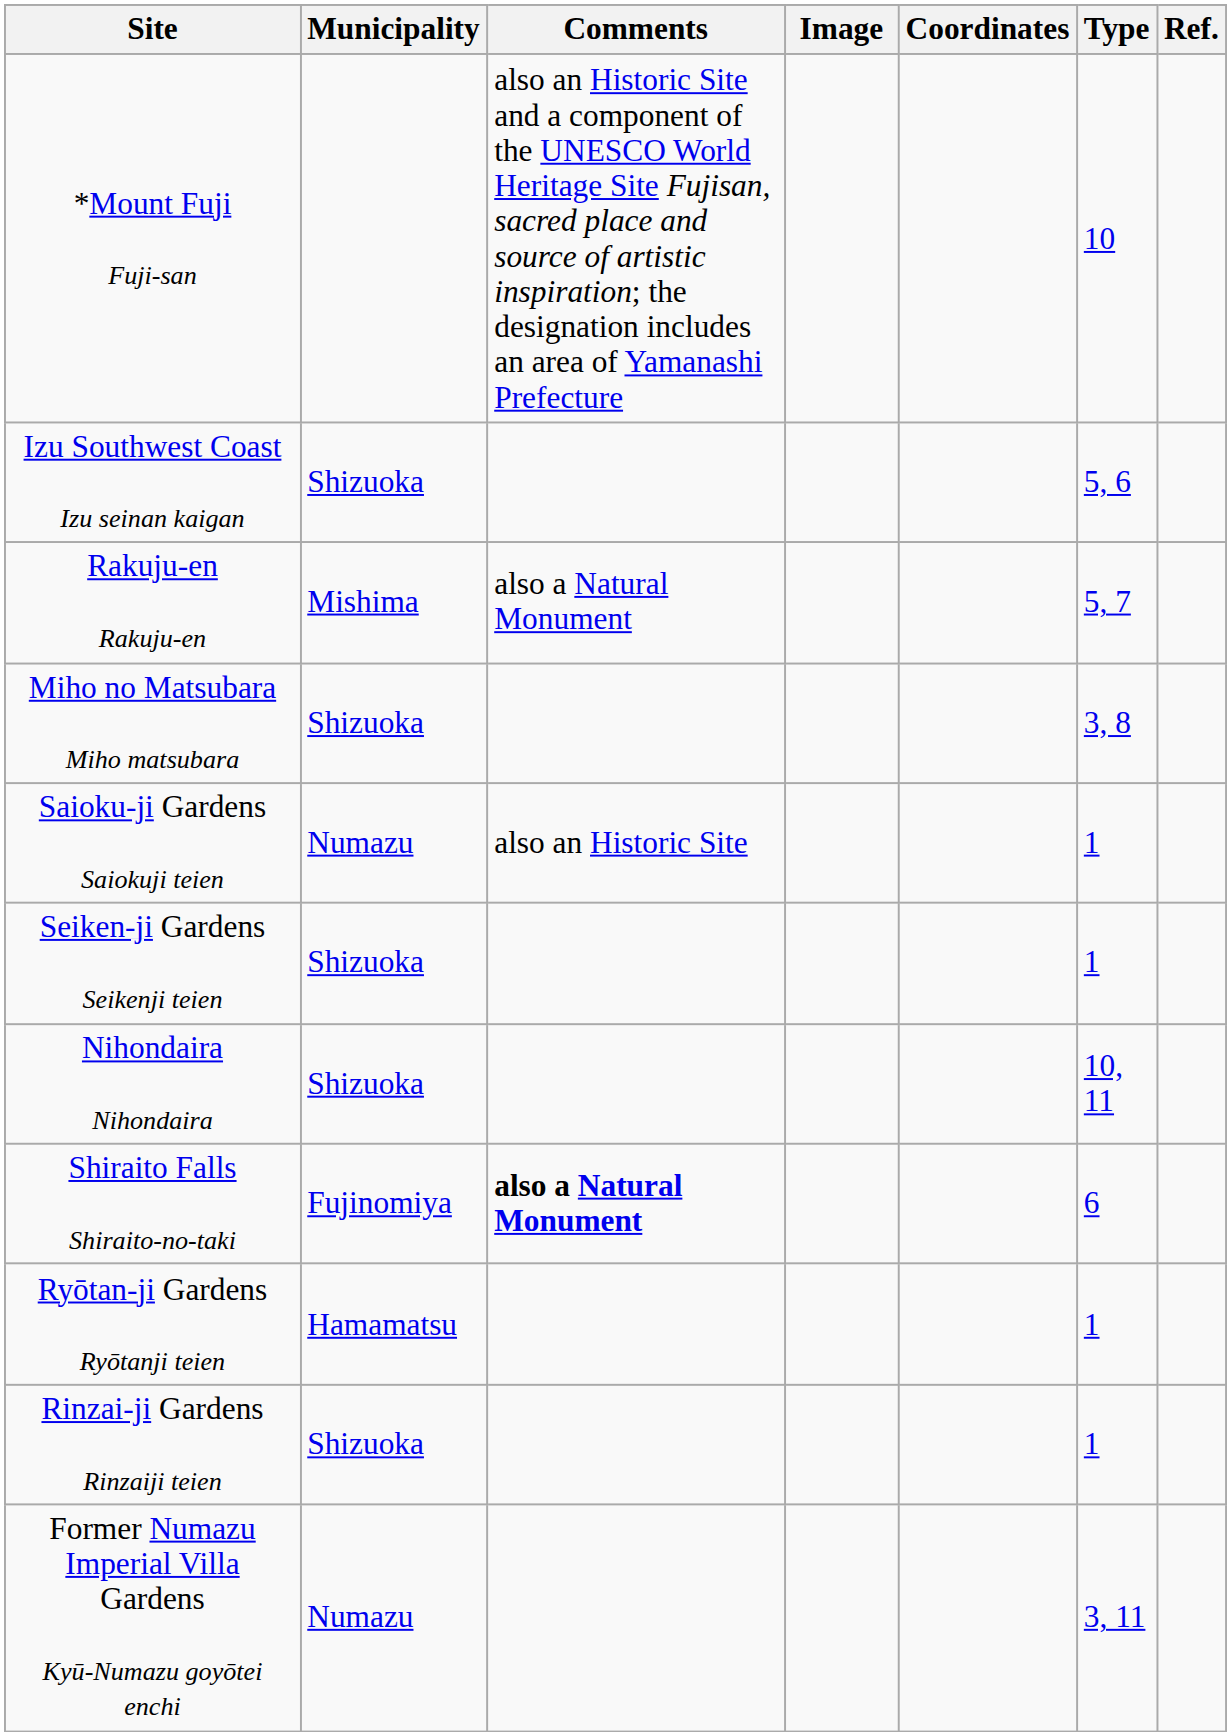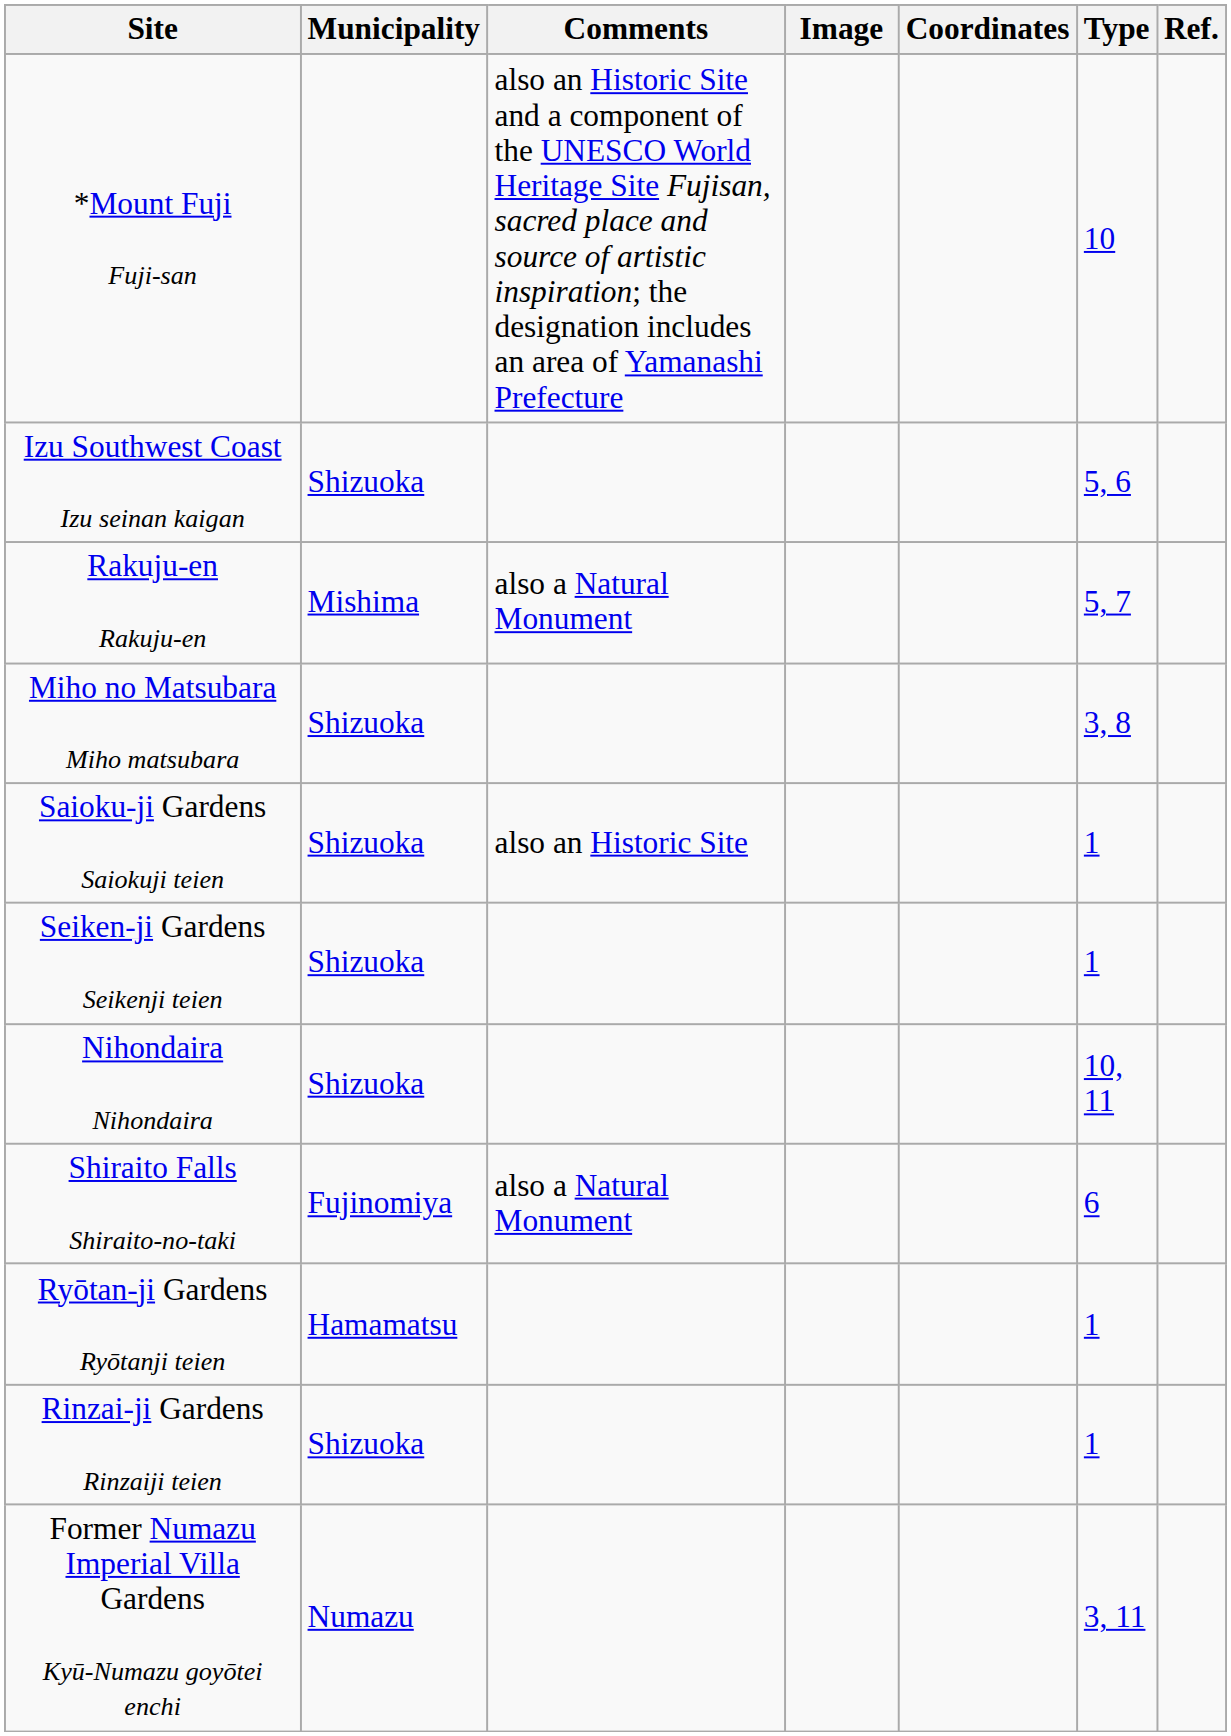(360, 842) Numazu -> (366, 842) Shizuoka
(588, 1203) bold -> (582, 1203) normal
